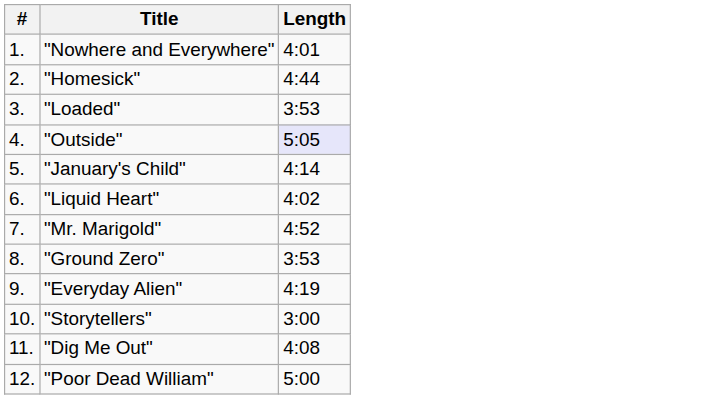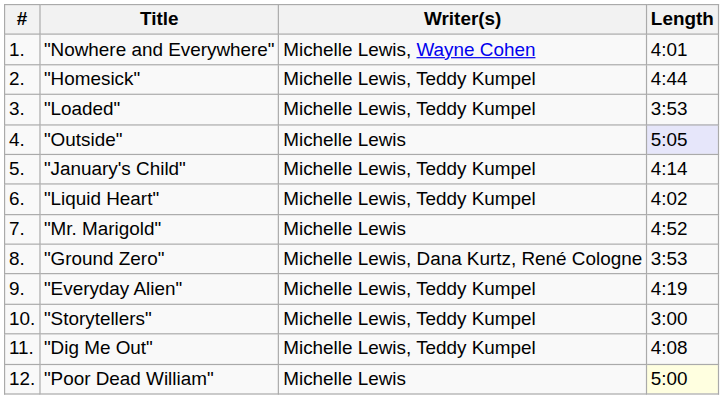+ column: (463, 19)
(302, 378) no background -> (669, 378) lightyellow background
